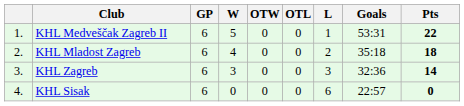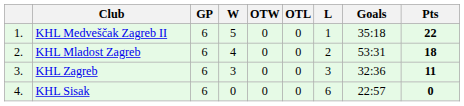(372, 33) 53:31 -> (372, 33) 35:18
(372, 52) 35:18 -> (372, 52) 53:31
(430, 71) 14 -> (430, 71) 11
